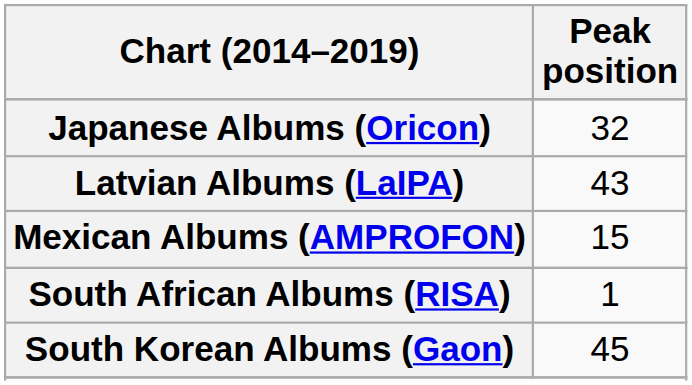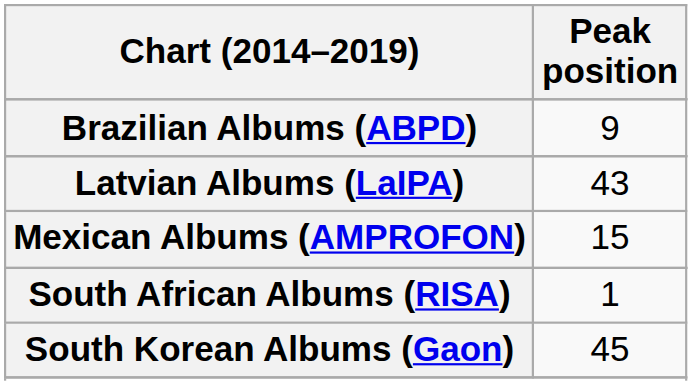+ row: (270, 127)
- row: (270, 127)
